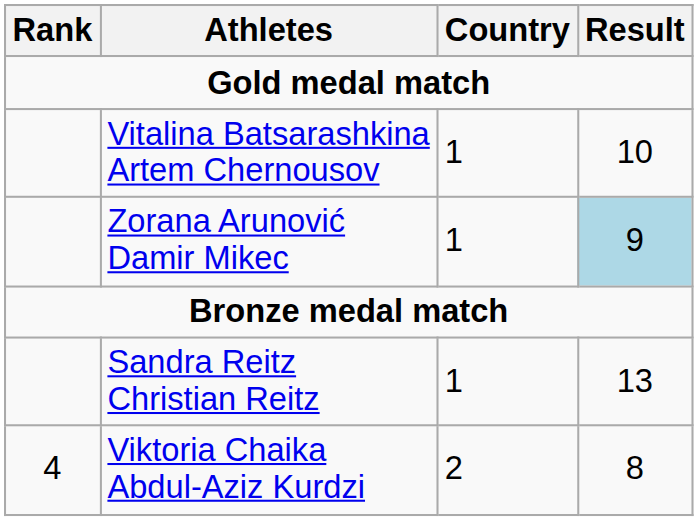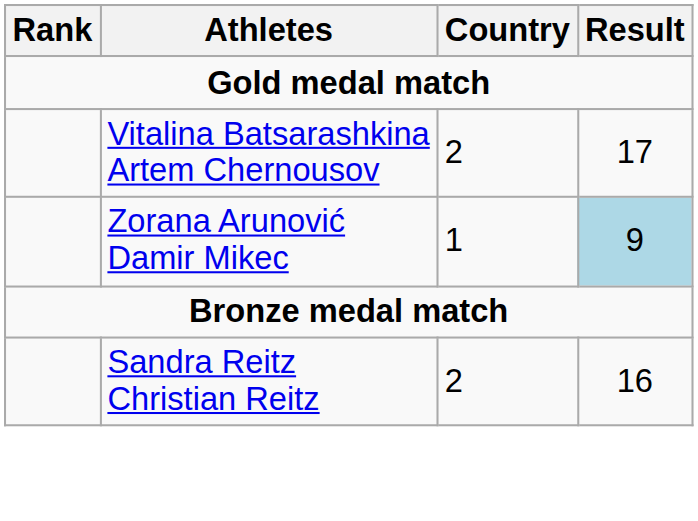(454, 152) 1 -> (454, 152) 2
(635, 152) 10 -> (635, 152) 17
(454, 381) 1 -> (454, 381) 2
(635, 381) 13 -> (635, 381) 16
- row: (236, 469)
